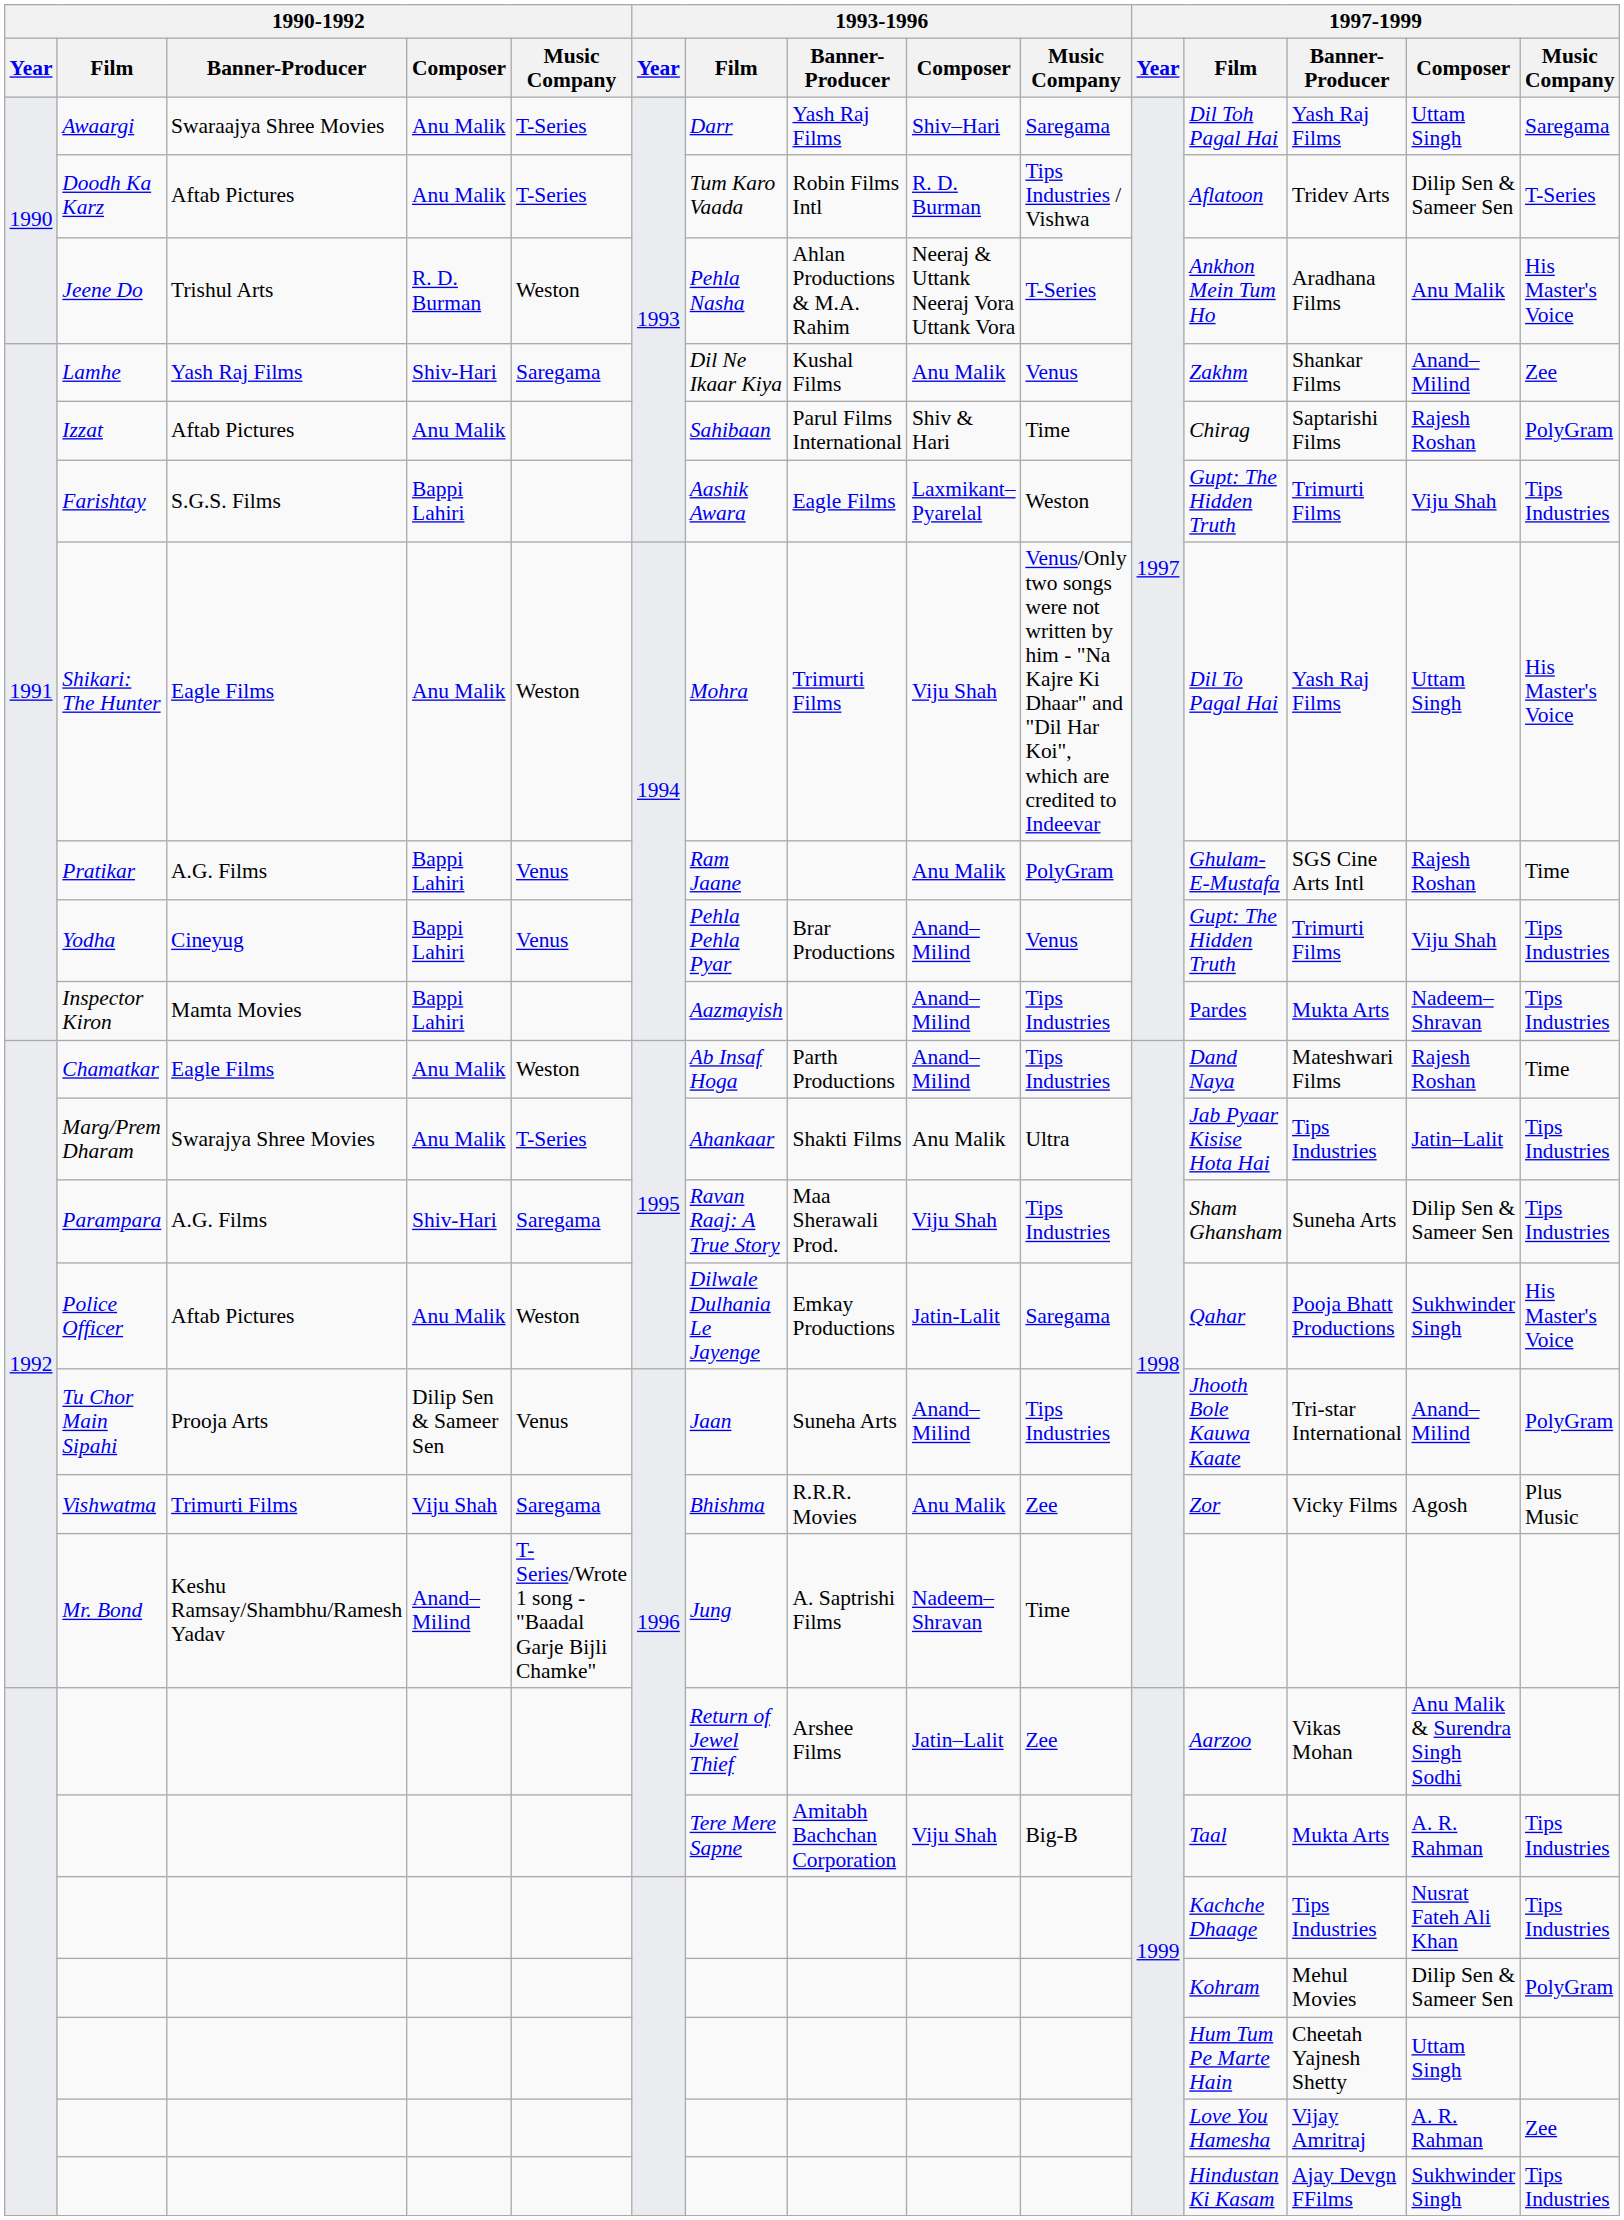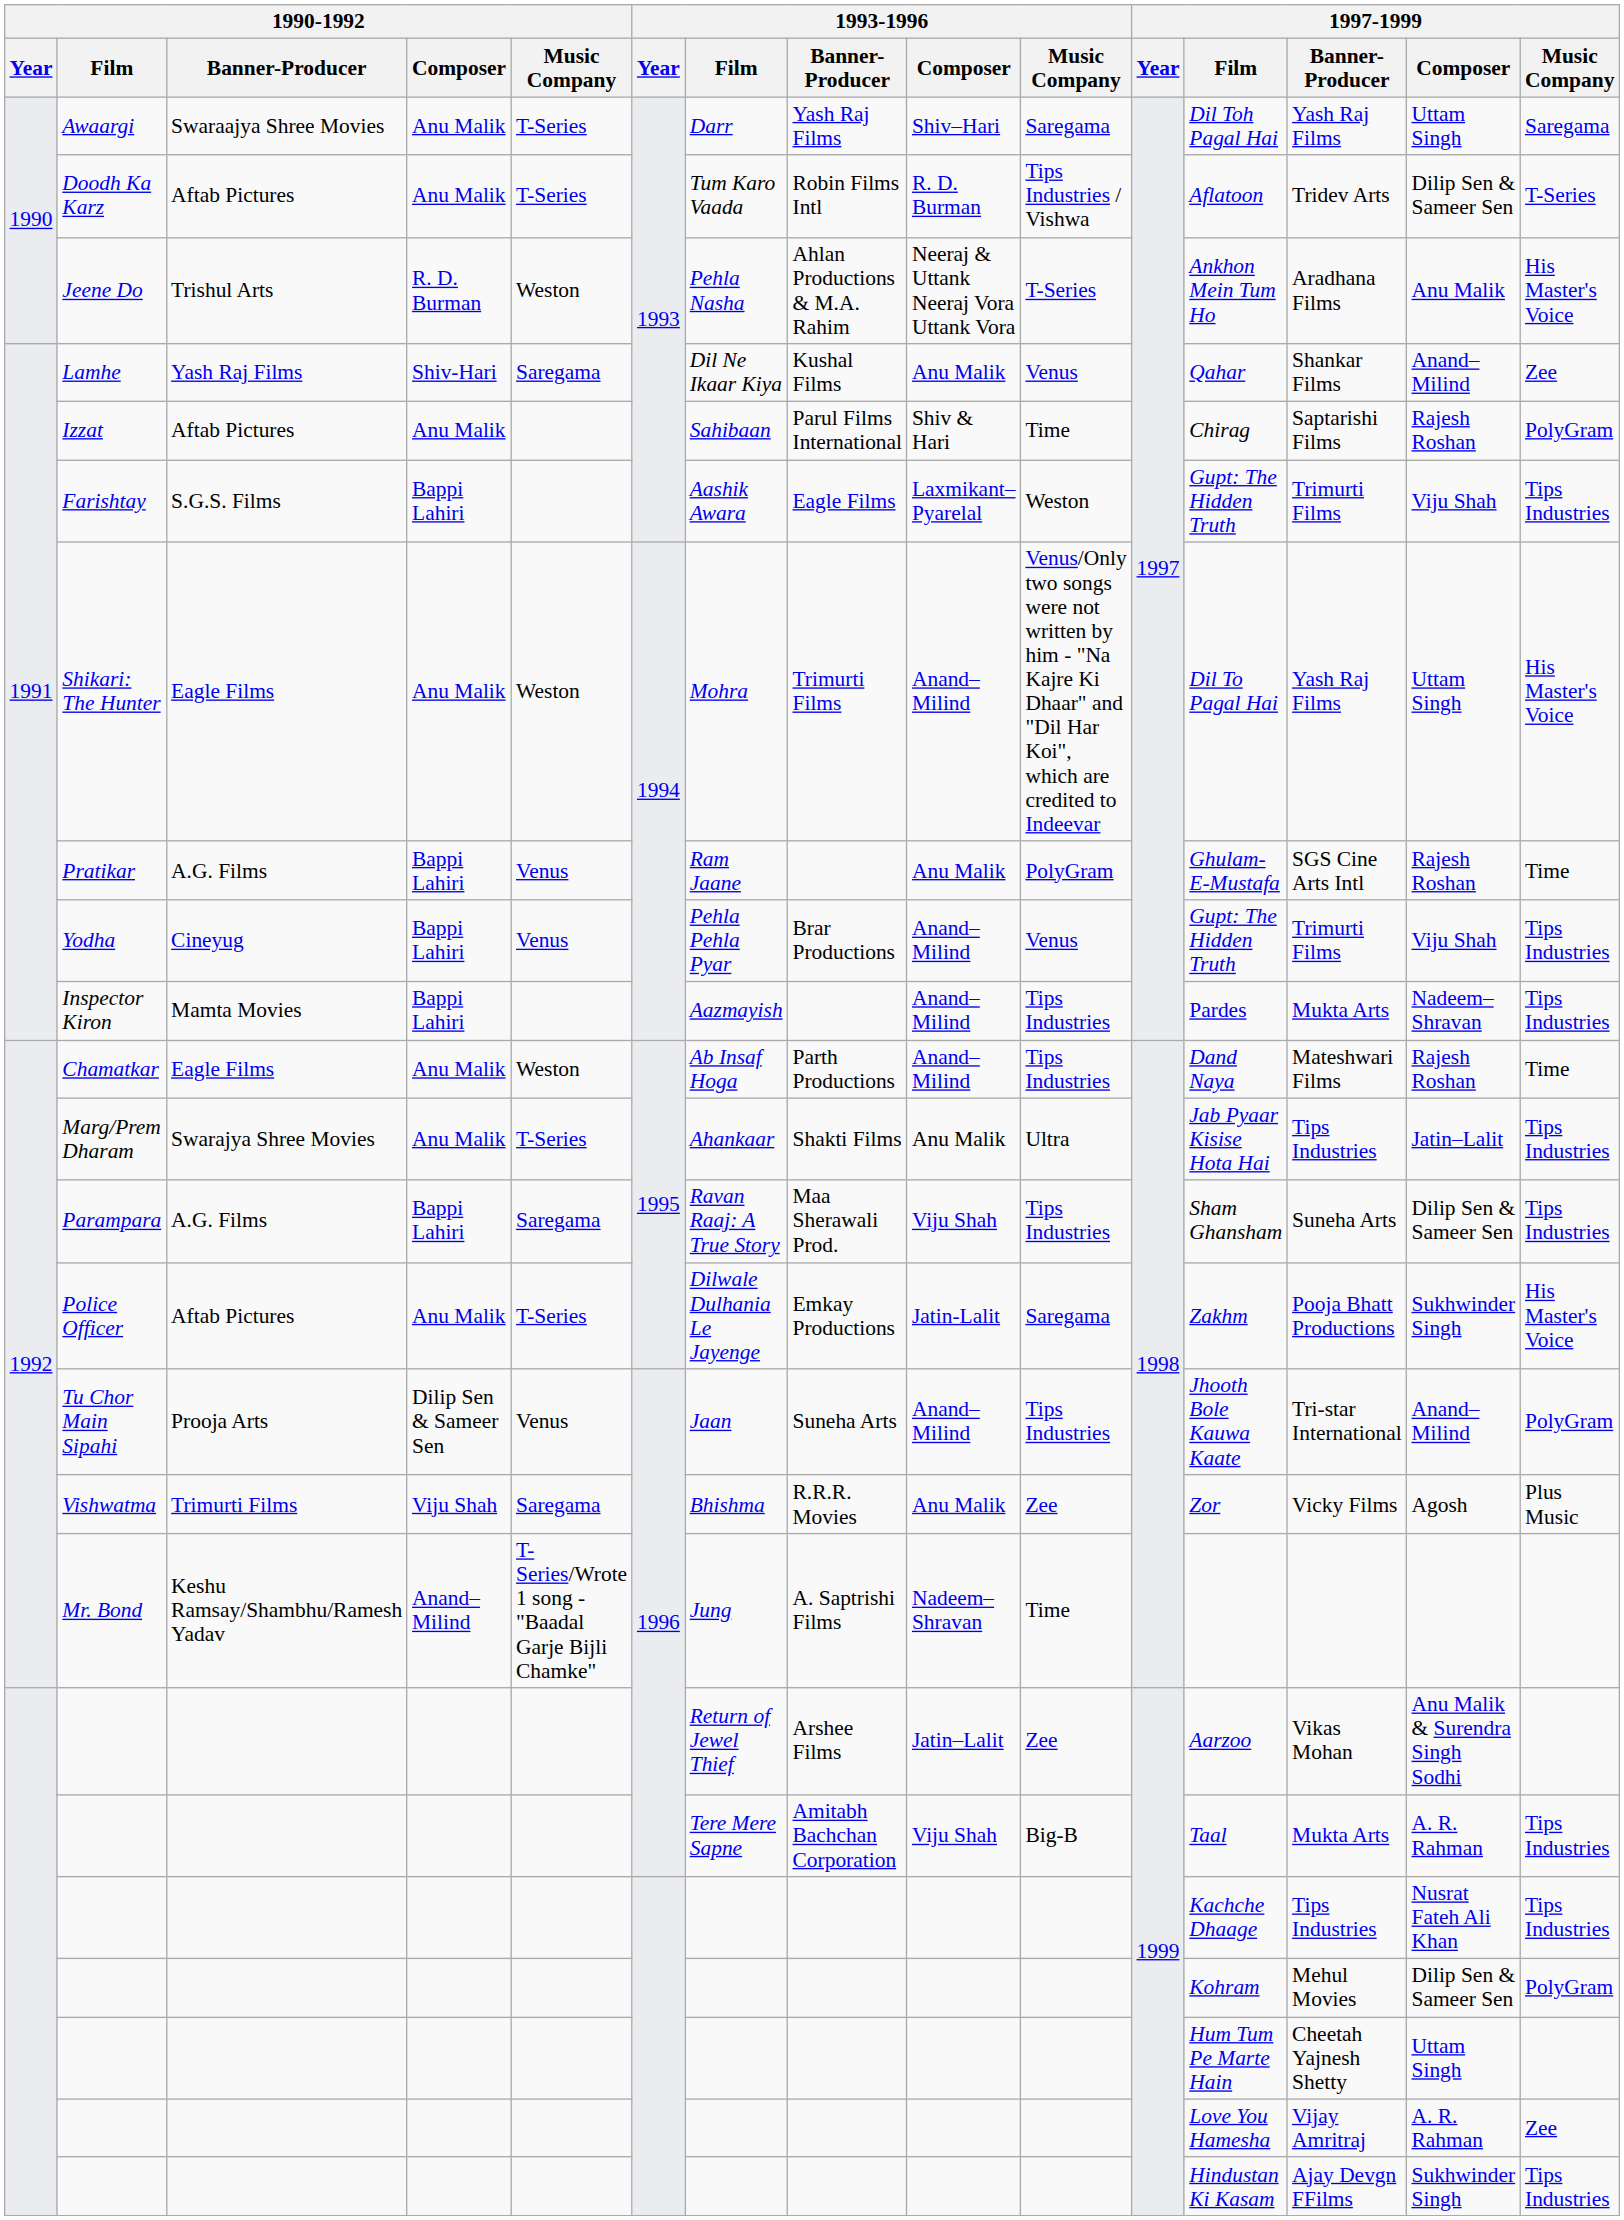(1219, 372) Zakhm -> (1217, 372) Qahar
(954, 691) Viju Shah -> (946, 691) Anand–Milind
(454, 1221) Shiv-Hari -> (438, 1221) Bappi Lahiri
(548, 1315) Weston -> (551, 1315) T-Series
(1217, 1315) Qahar -> (1219, 1315) Zakhm
